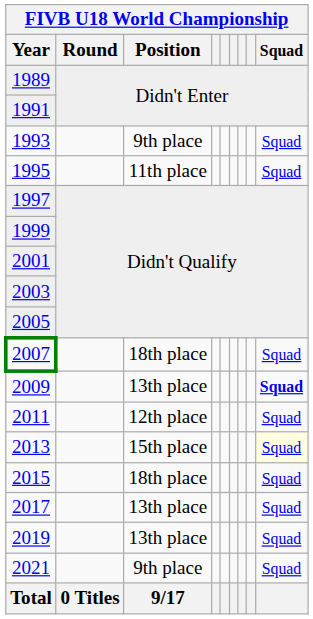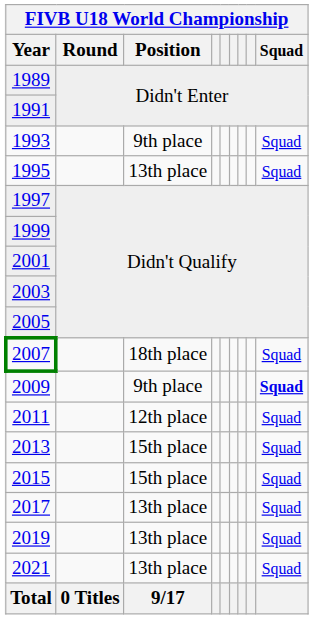(168, 170) 11th place -> (168, 170) 13th place
(168, 386) 13th place -> (168, 386) 9th place
(281, 448) lightyellow background -> (281, 448) no background
(168, 477) 18th place -> (168, 477) 15th place
(168, 567) 9th place -> (168, 567) 13th place
